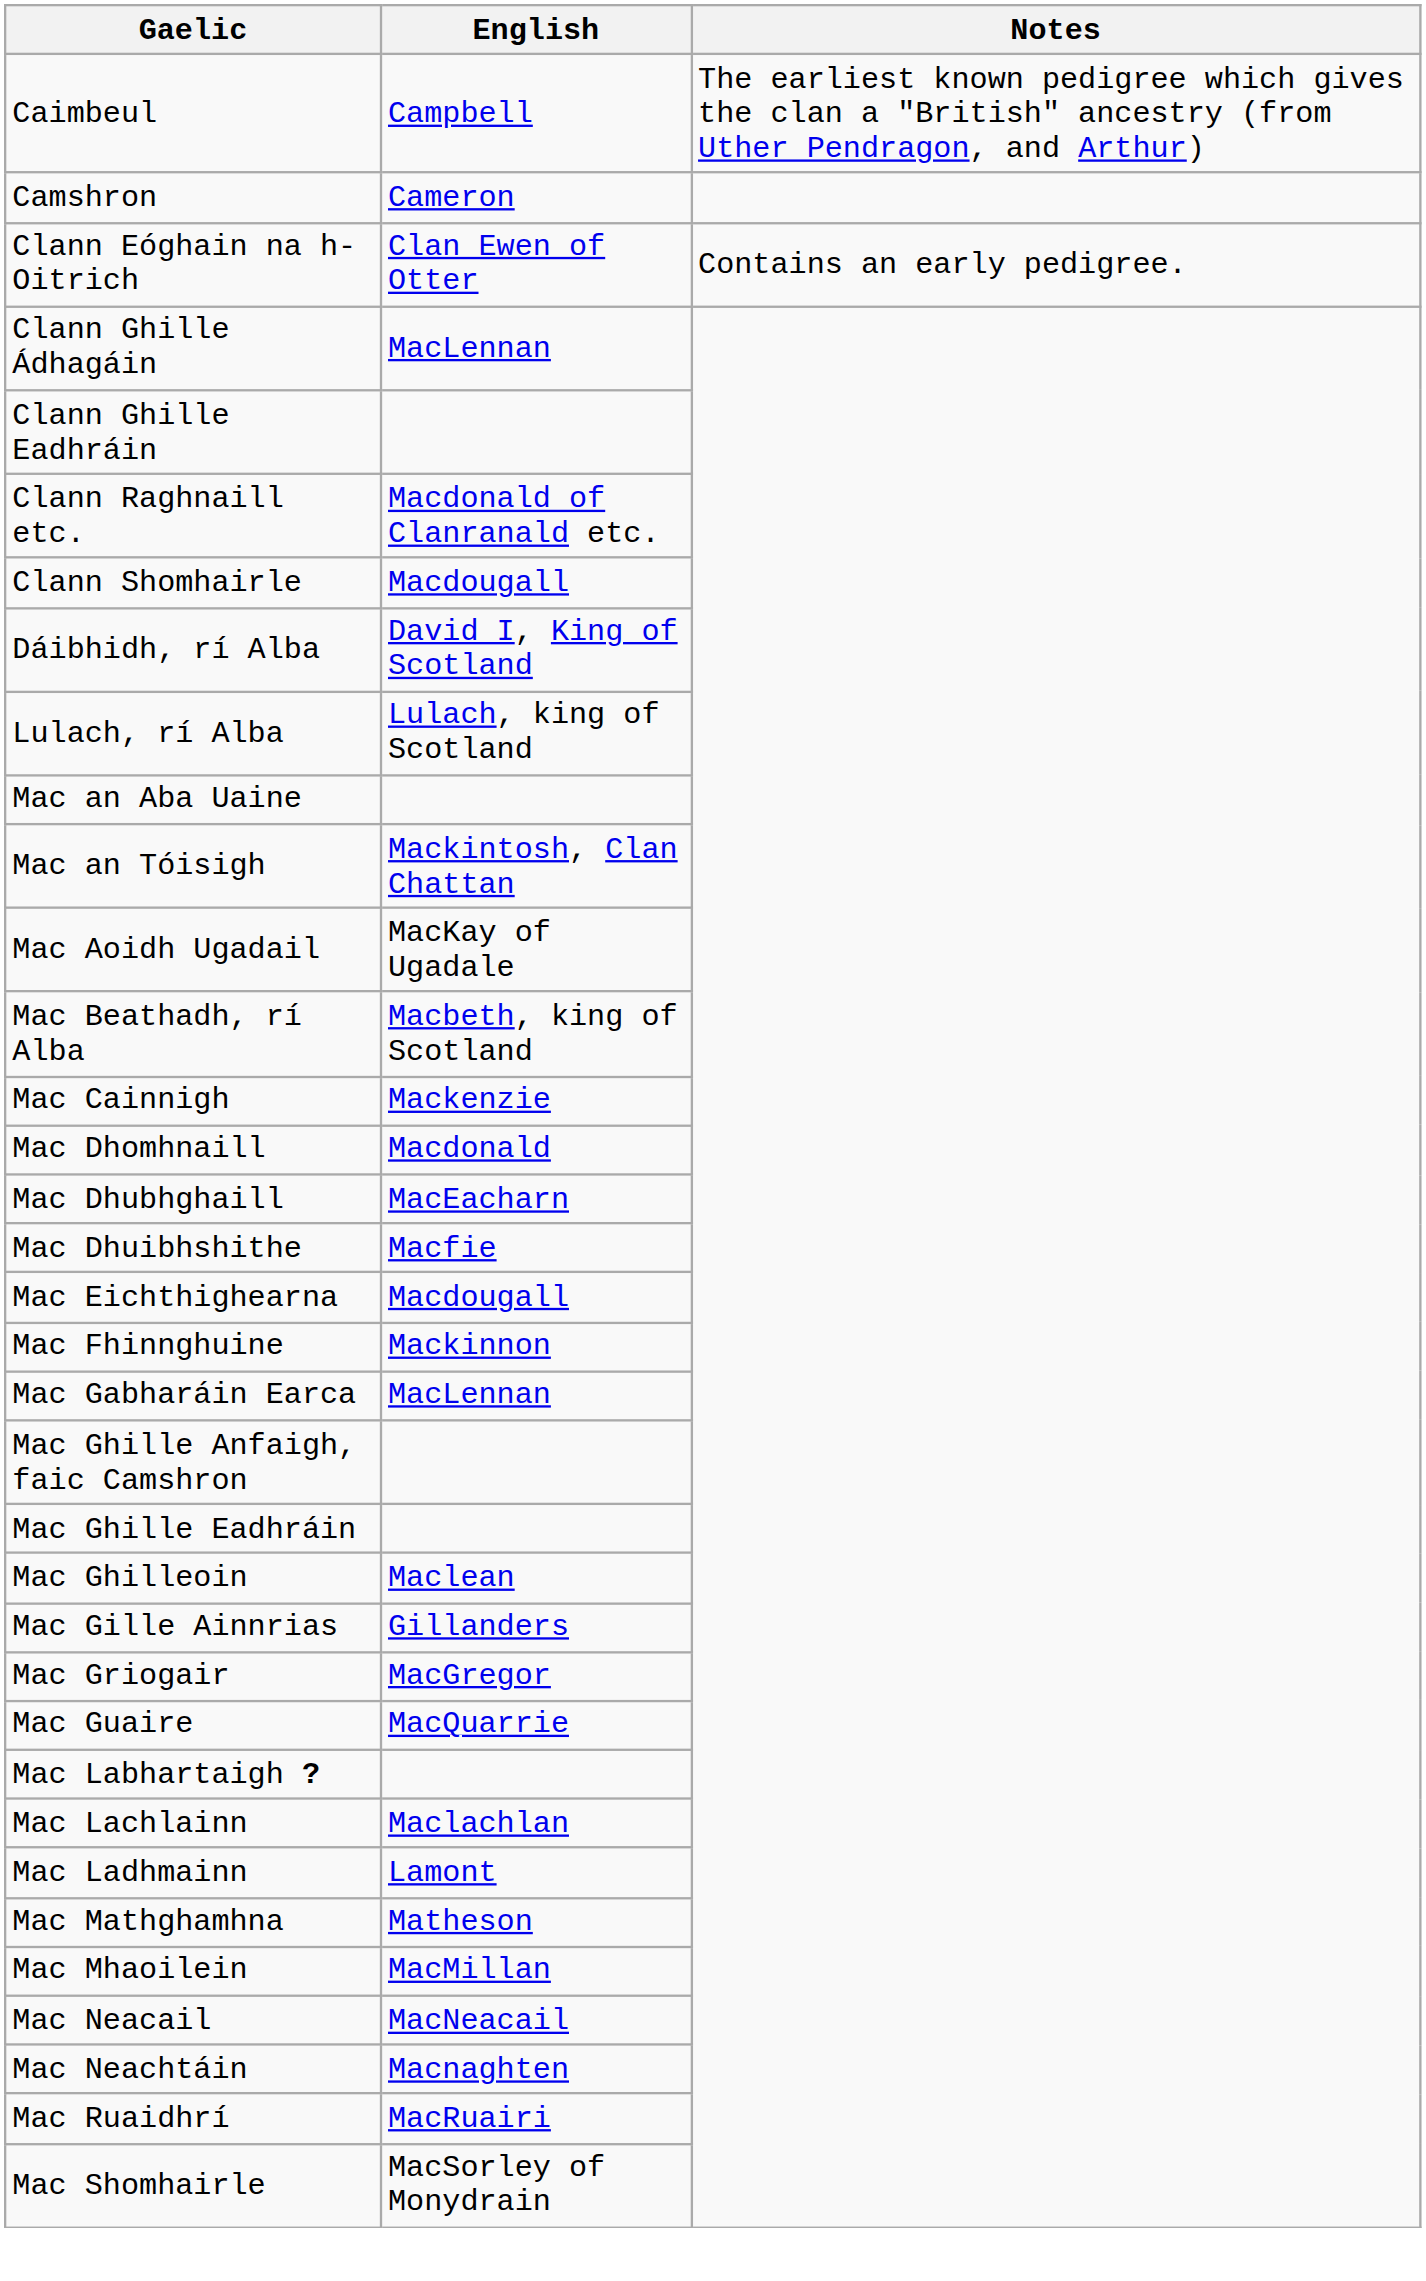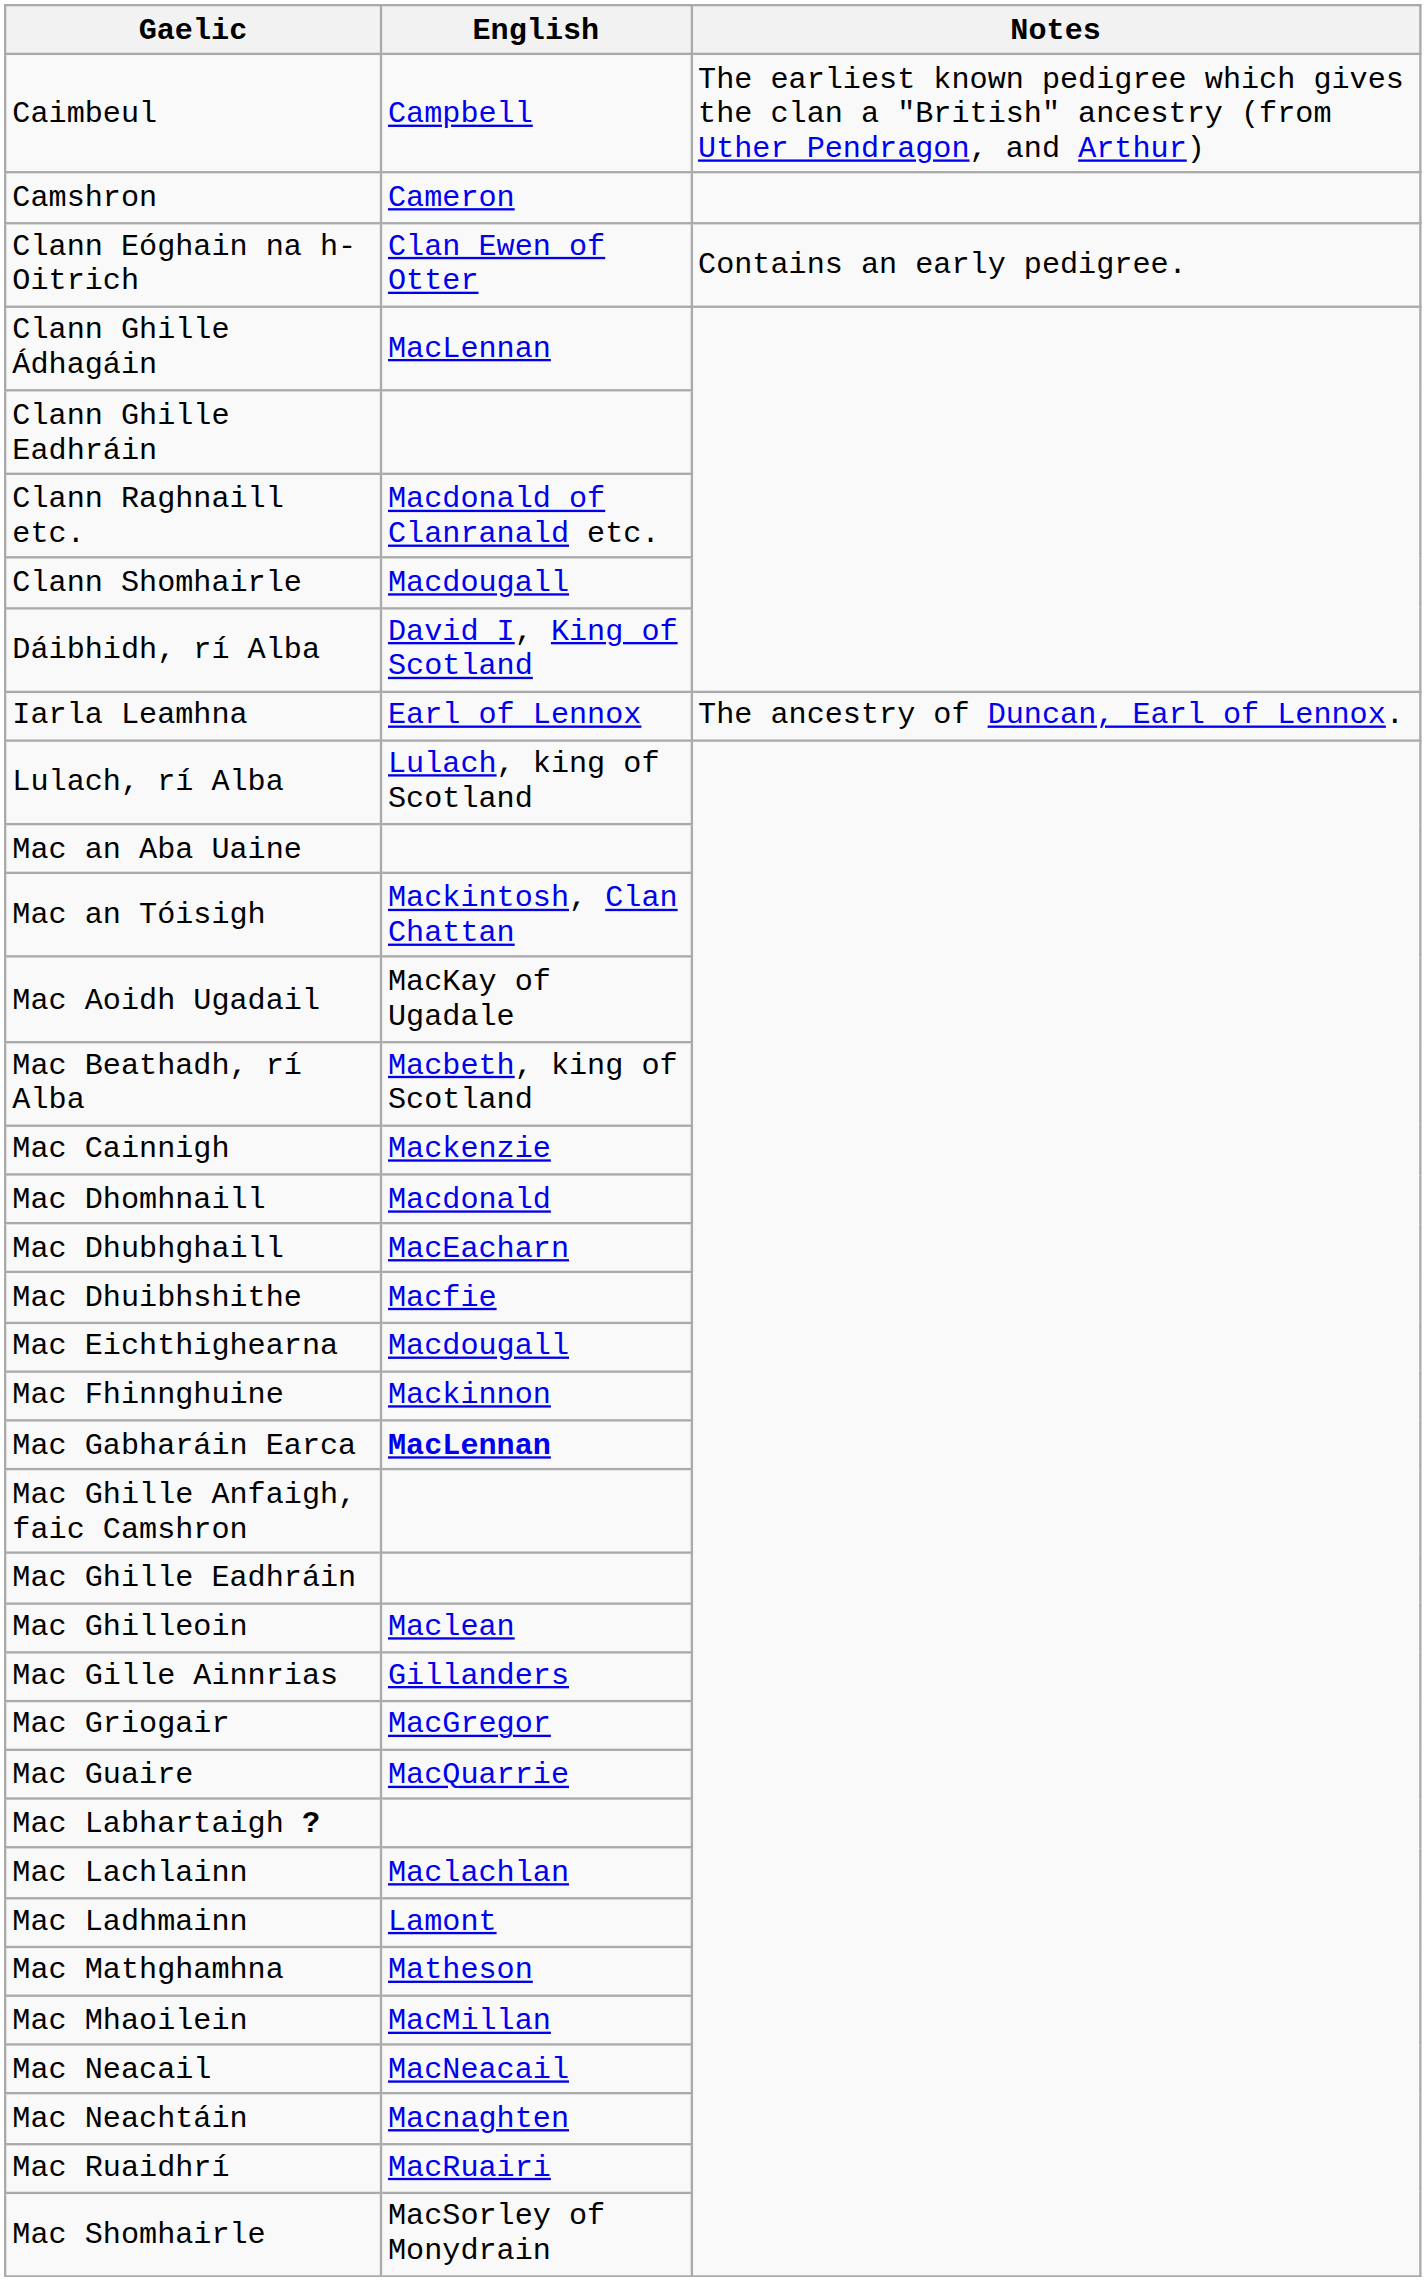+ row: (130, 716)
(469, 1396) normal -> (469, 1445) bold
